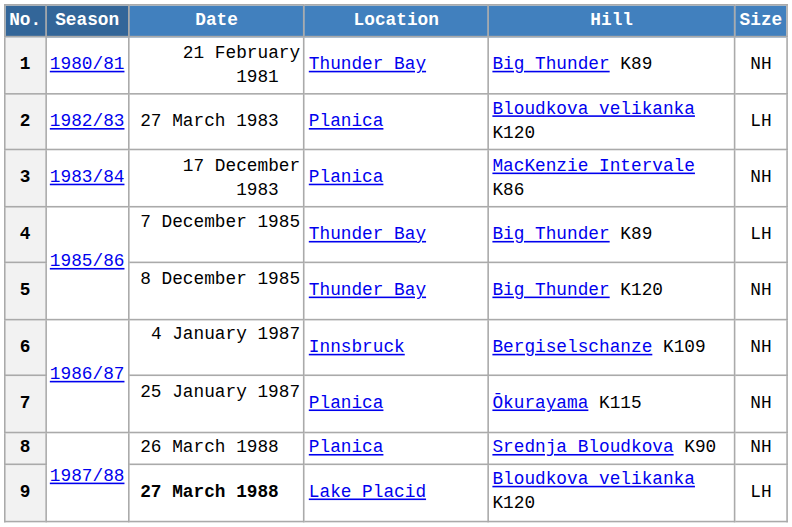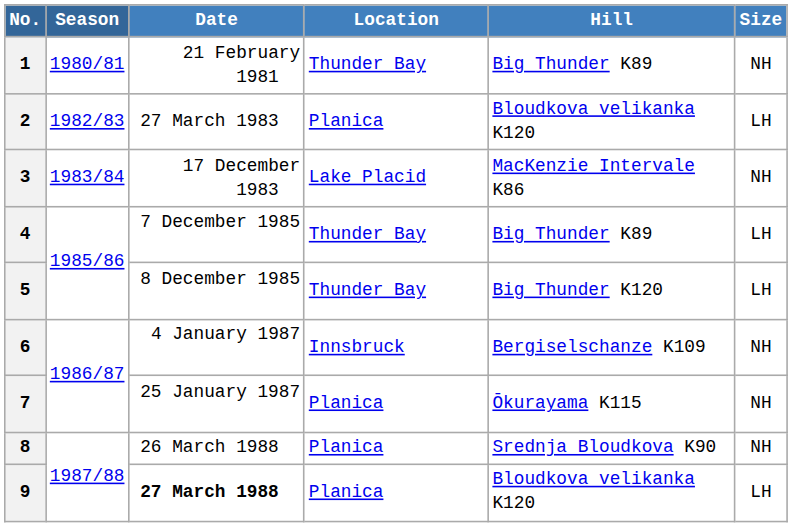(346, 178) Planica -> (367, 178) Lake Placid
(761, 290) NH -> (761, 290) LH
(367, 492) Lake Placid -> (346, 492) Planica
